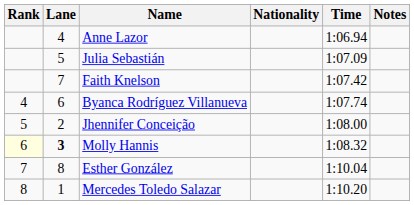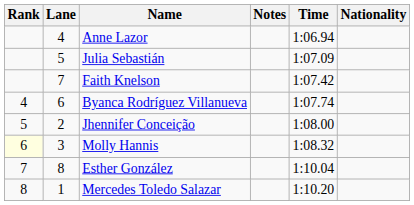columns swapped: (286, 15) <-> (390, 15)
(61, 146) bold -> (61, 146) normal
